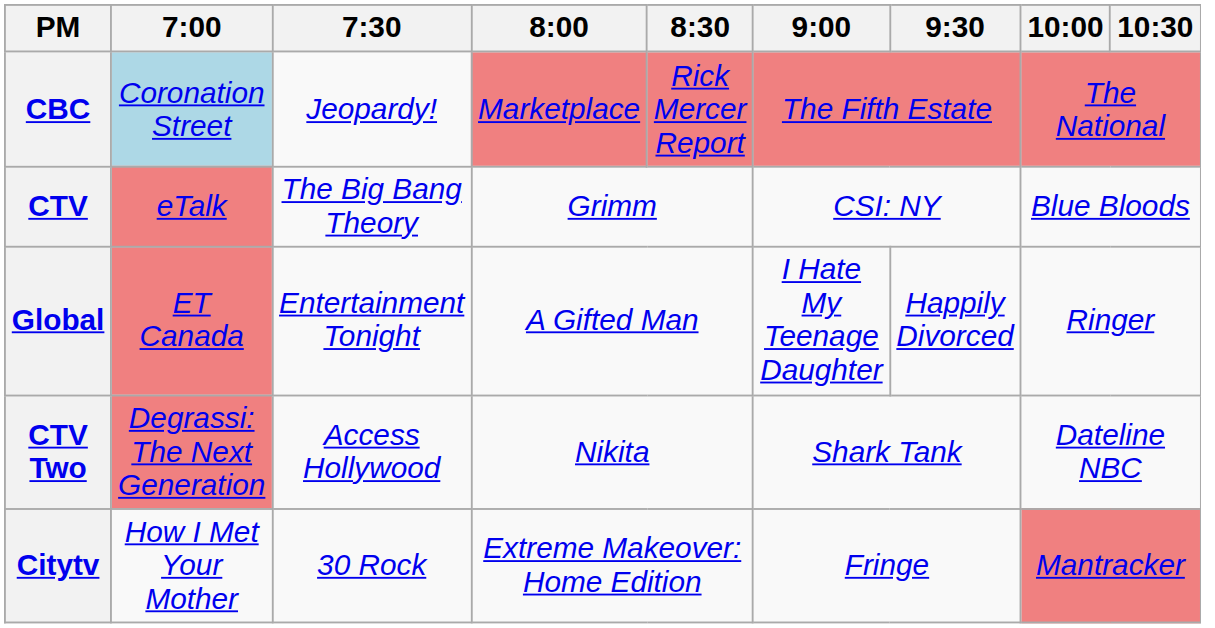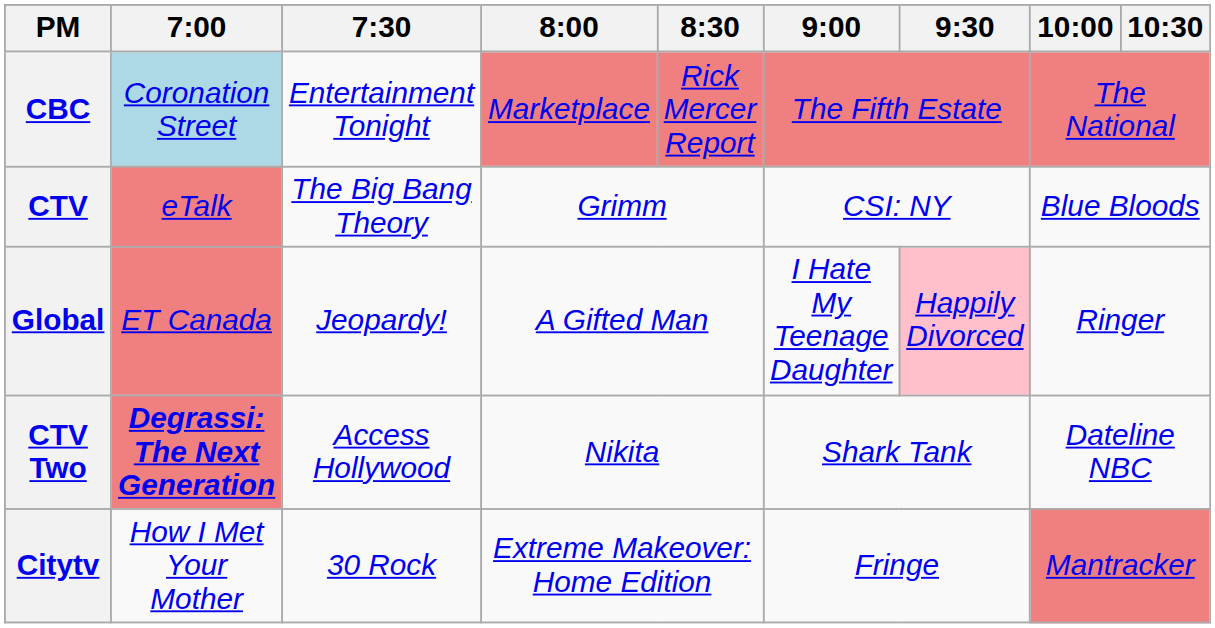(372, 108) Jeopardy! -> (382, 108) Entertainment Tonight
(372, 320) Entertainment Tonight -> (382, 320) Jeopardy!
(955, 320) no background -> (965, 320) pink background
(192, 451) normal -> (197, 451) bold
